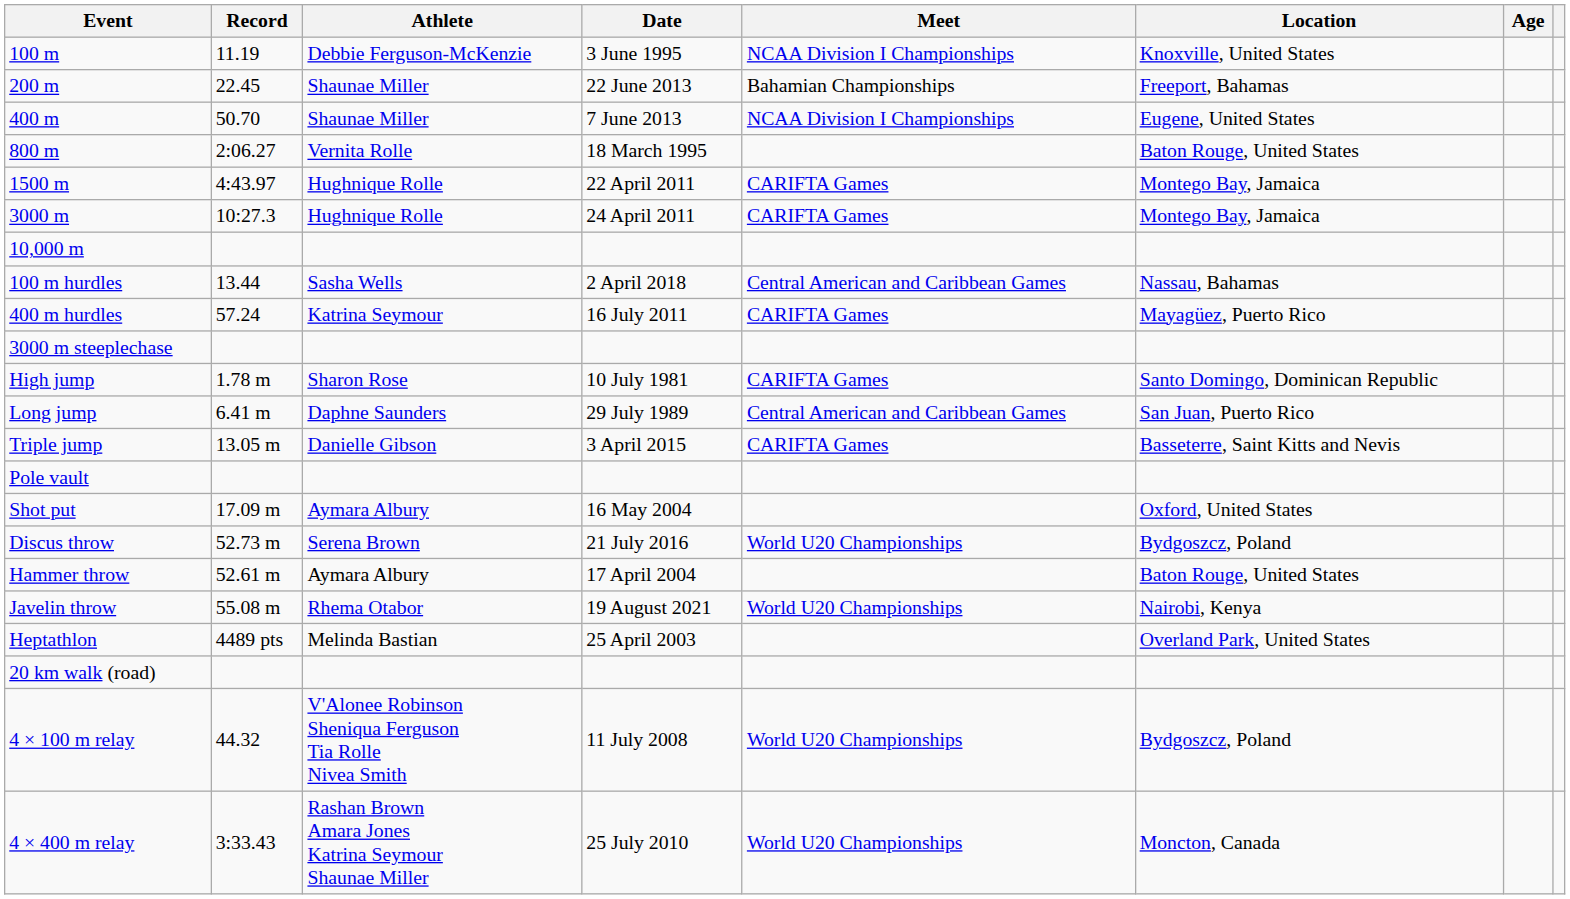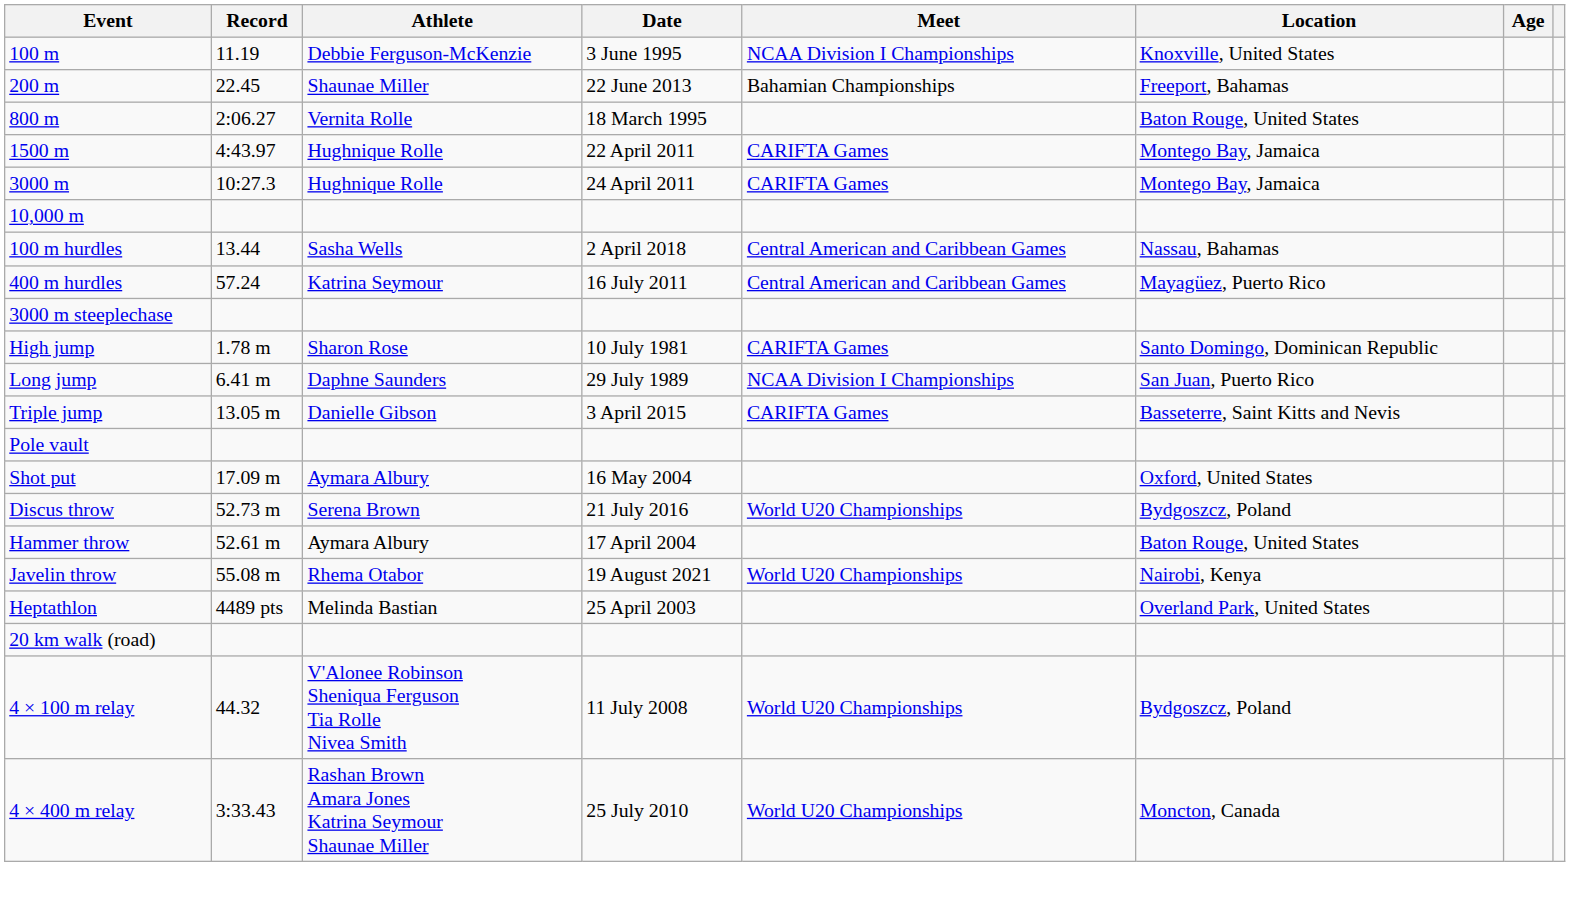- row: (34, 118)
(818, 314) CARIFTA Games -> (906, 281) Central American and Caribbean Games
(906, 411) Central American and Caribbean Games -> (880, 379) NCAA Division I Championships
